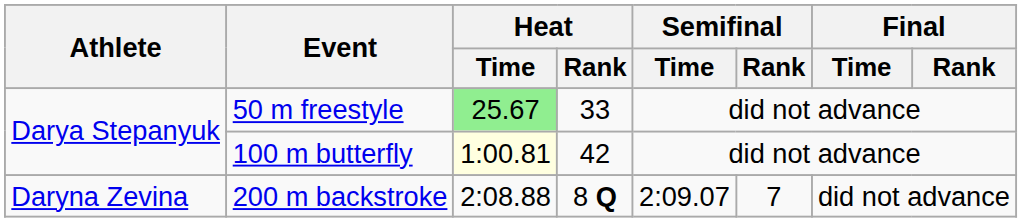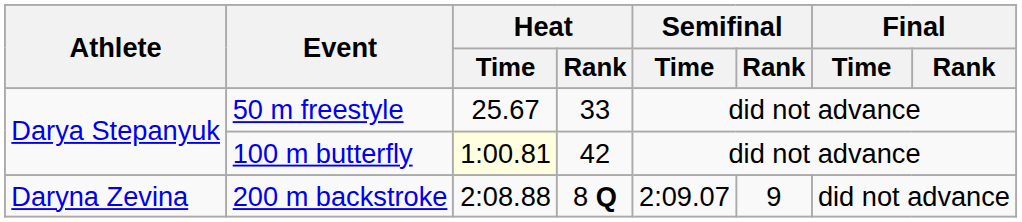(506, 110) lightgreen background -> (506, 110) no background
(774, 196) 7 -> (774, 196) 9
